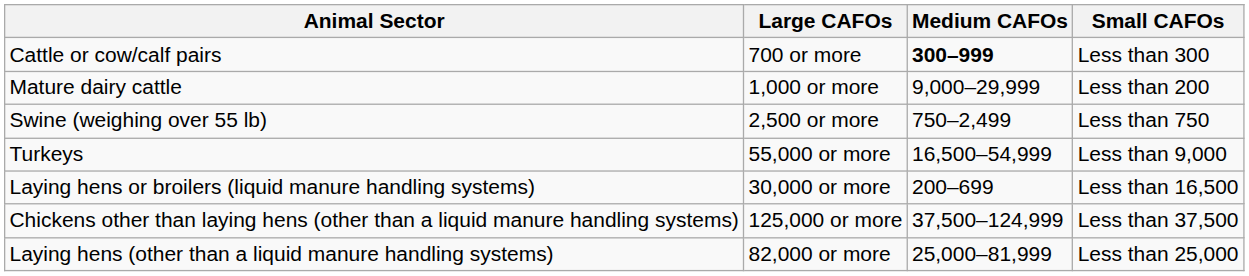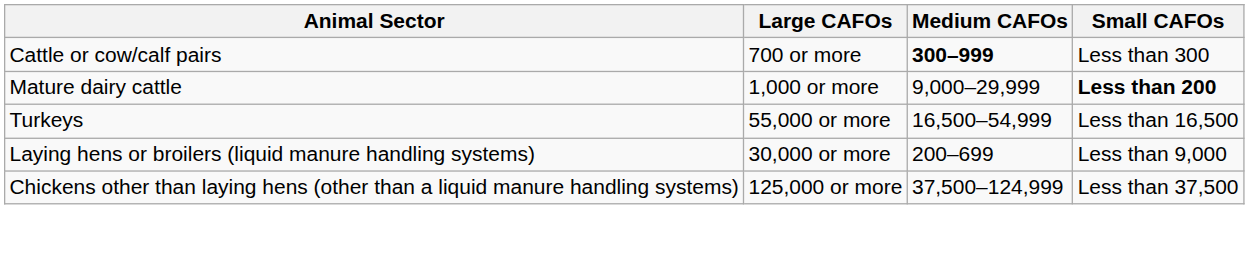(1144, 87) normal -> (1147, 87) bold
- row: (138, 120)
(1152, 154) Less than 9,000 -> (1158, 120) Less than 16,500
(1158, 187) Less than 16,500 -> (1152, 154) Less than 9,000
- row: (282, 253)
